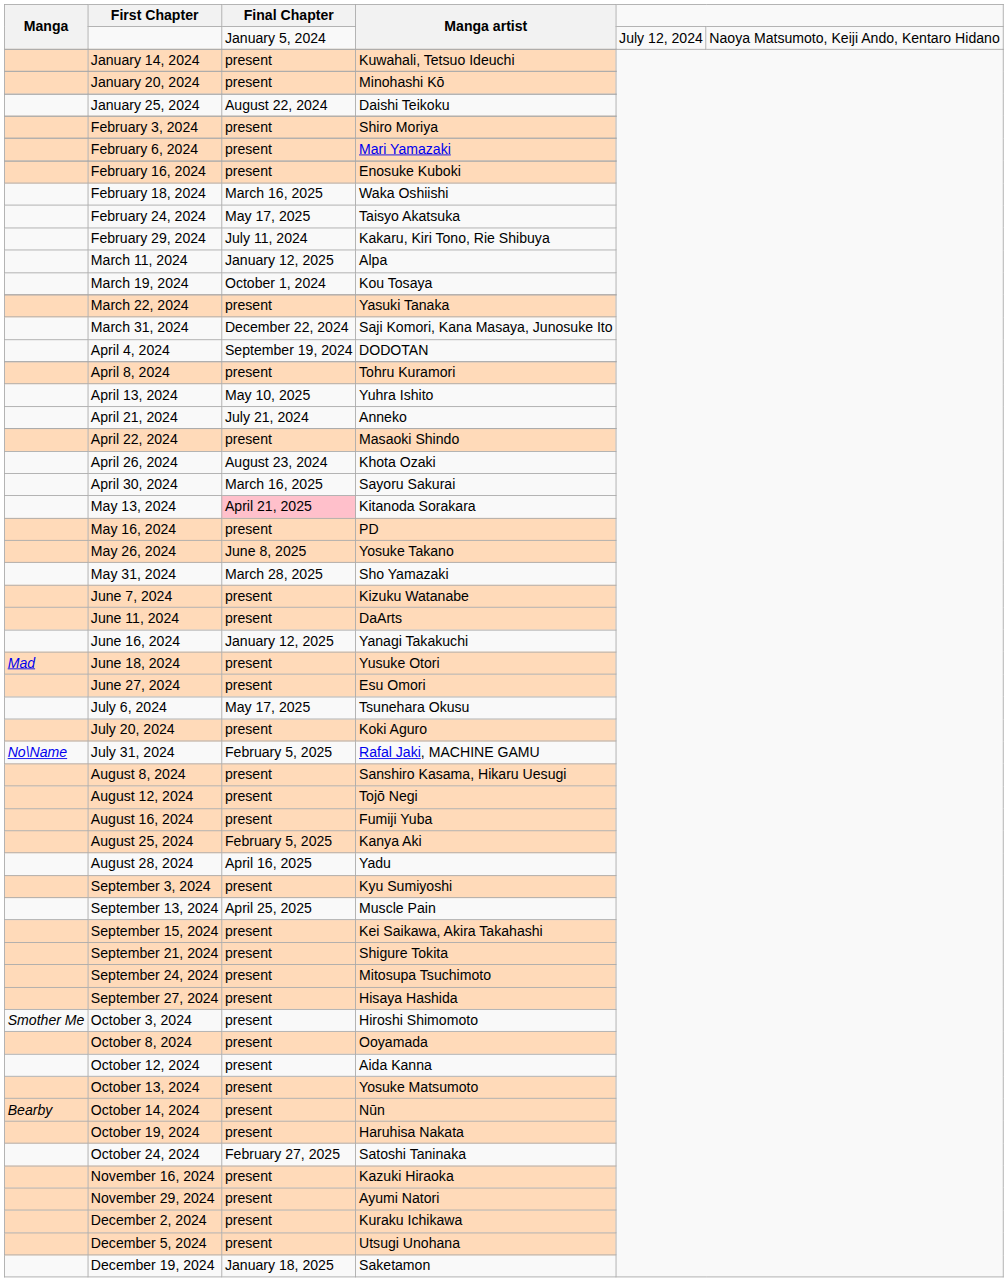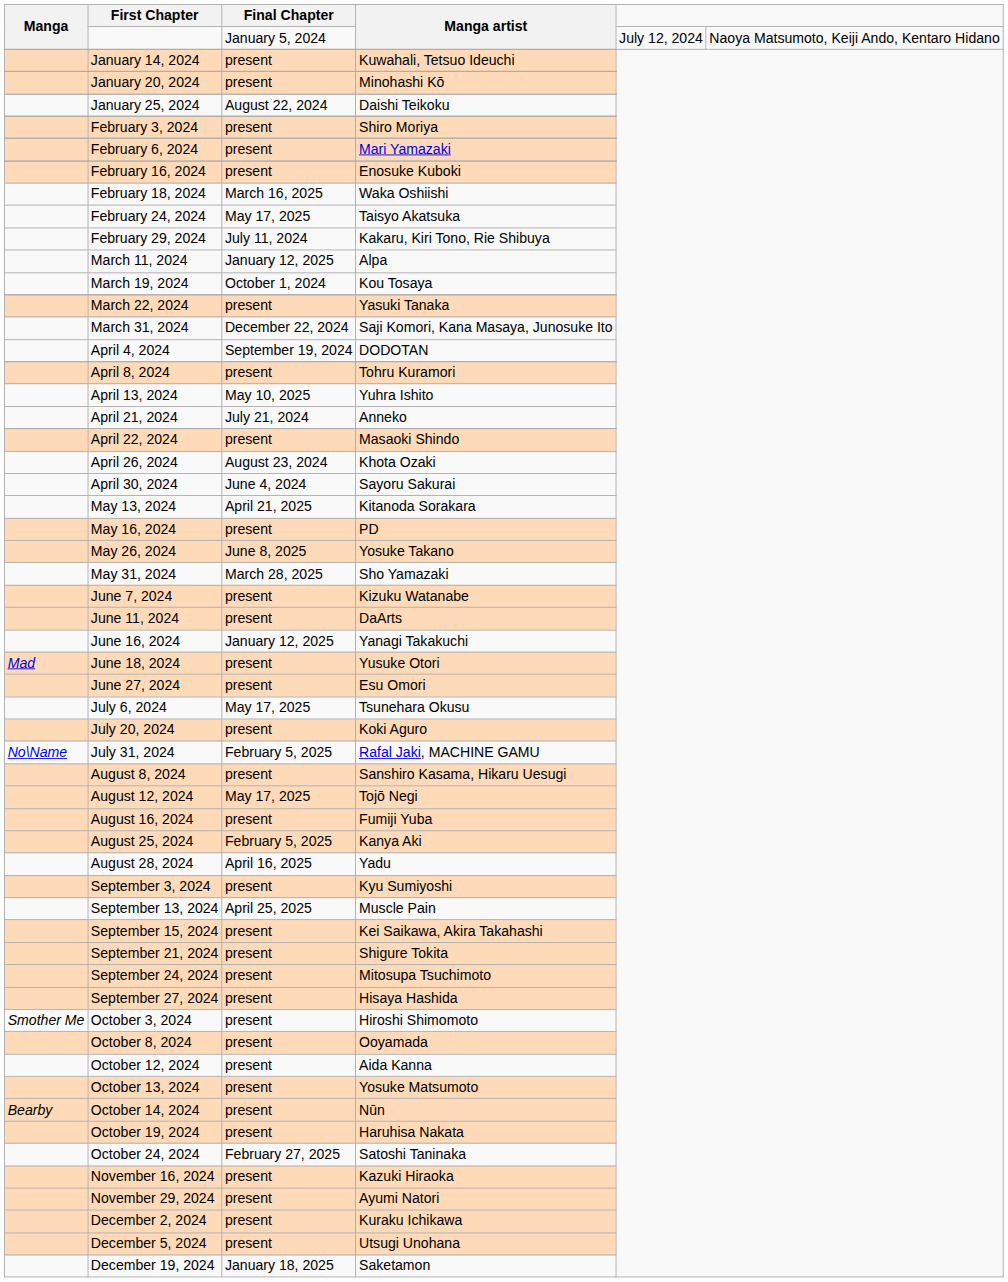(274, 484) March 16, 2025 -> (266, 484) June 4, 2024
(268, 506) pink background -> (268, 506) no background
(248, 797) present -> (268, 797) May 17, 2025
